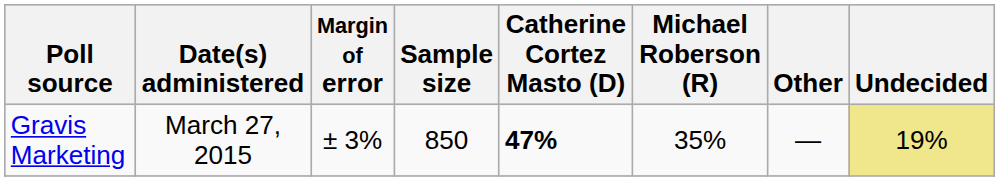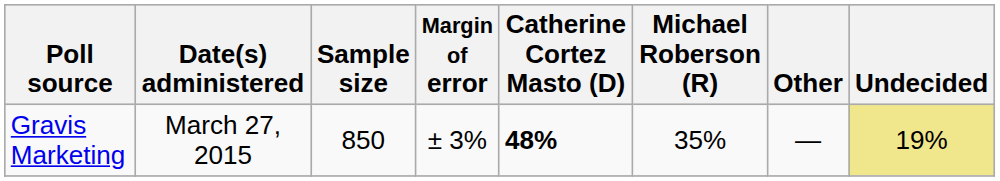columns swapped: (447, 69) <-> (353, 56)
(531, 139) 47% -> (531, 139) 48%
